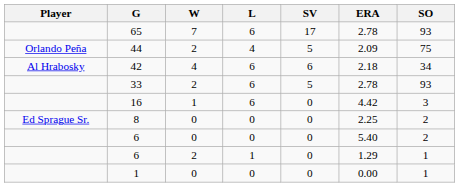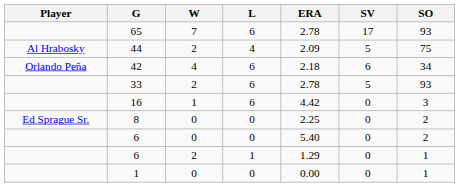columns swapped: (310, 13) <-> (368, 13)
(56, 48) Orlando Peña -> (56, 48) Al Hrabosky
(56, 66) Al Hrabosky -> (56, 66) Orlando Peña
